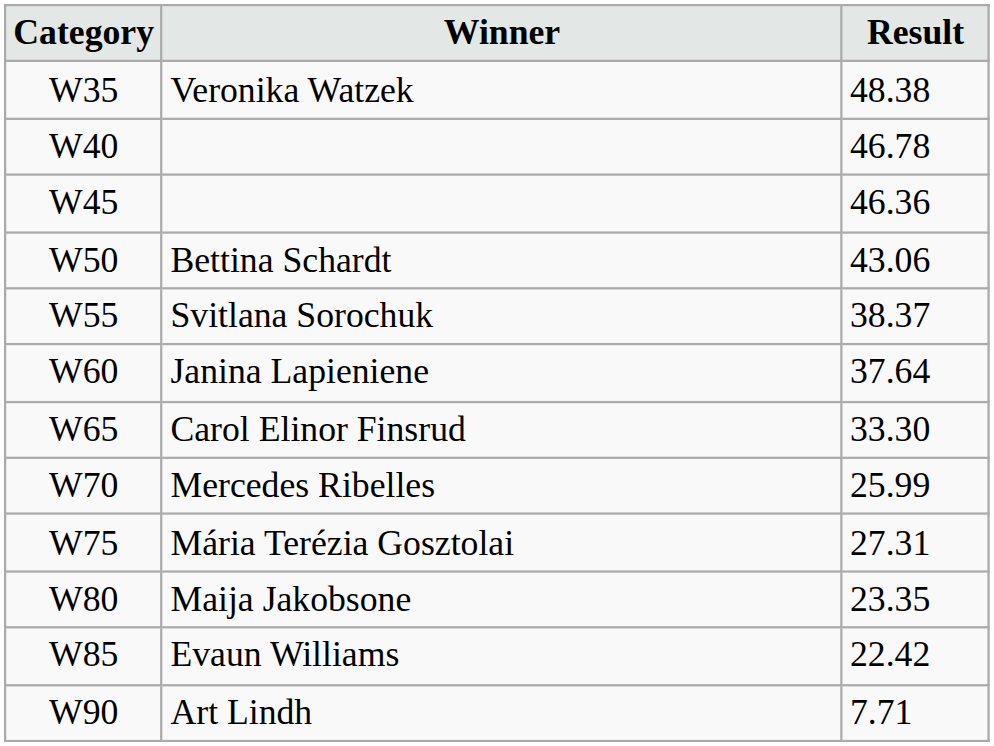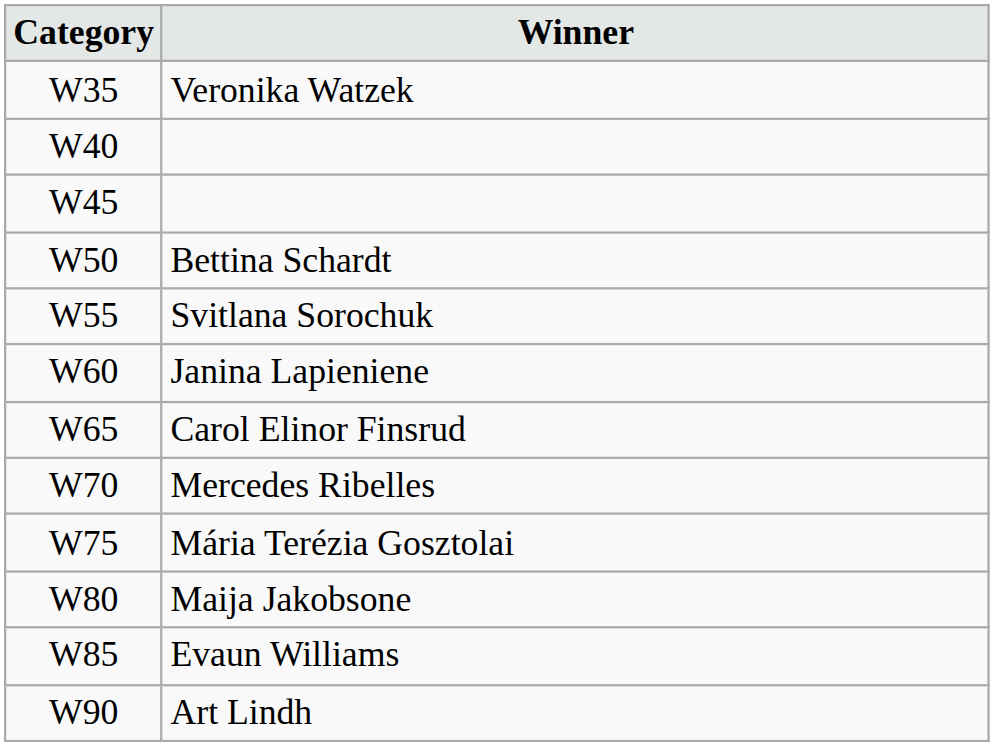- column: (916, 32)
